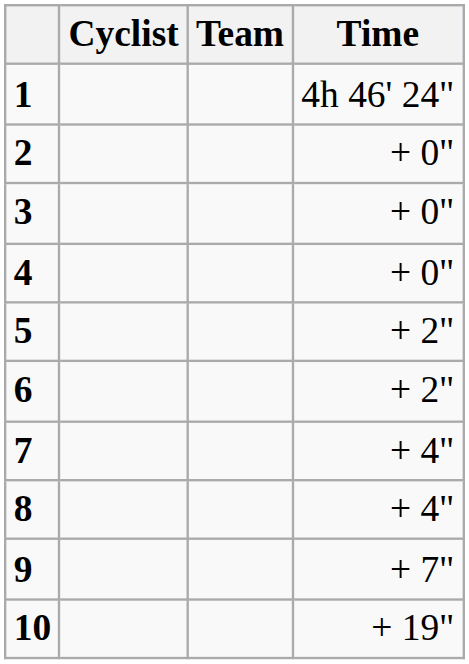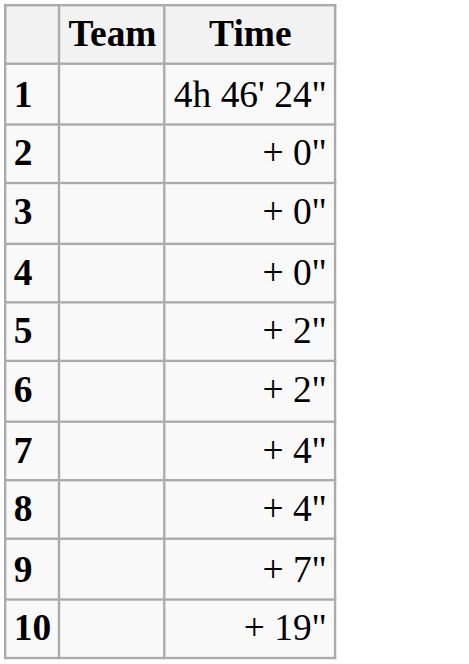- column: (124, 34)
